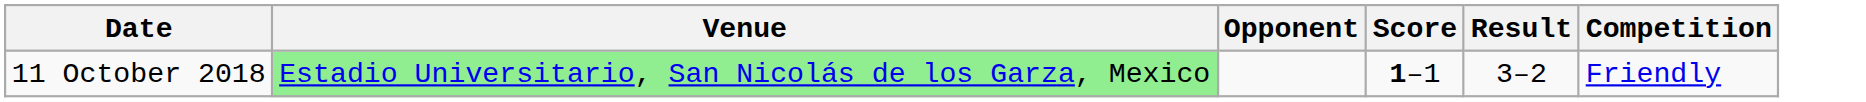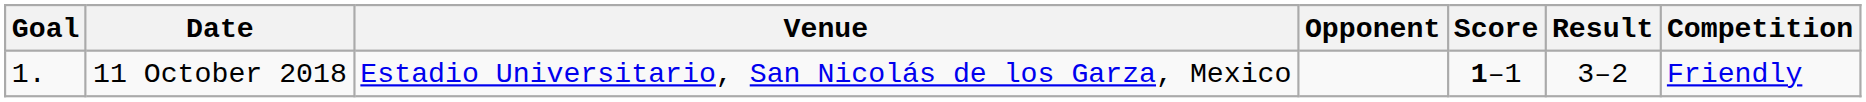+ column: (46, 28)
(745, 74) lightgreen background -> (826, 74) no background
